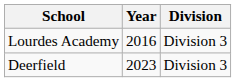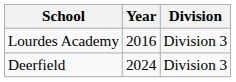(141, 64) 2023 -> (141, 64) 2024
